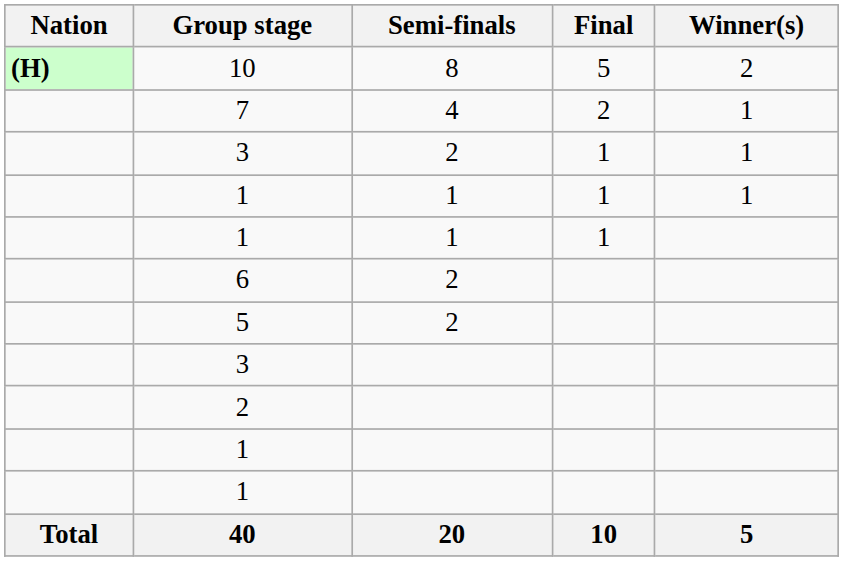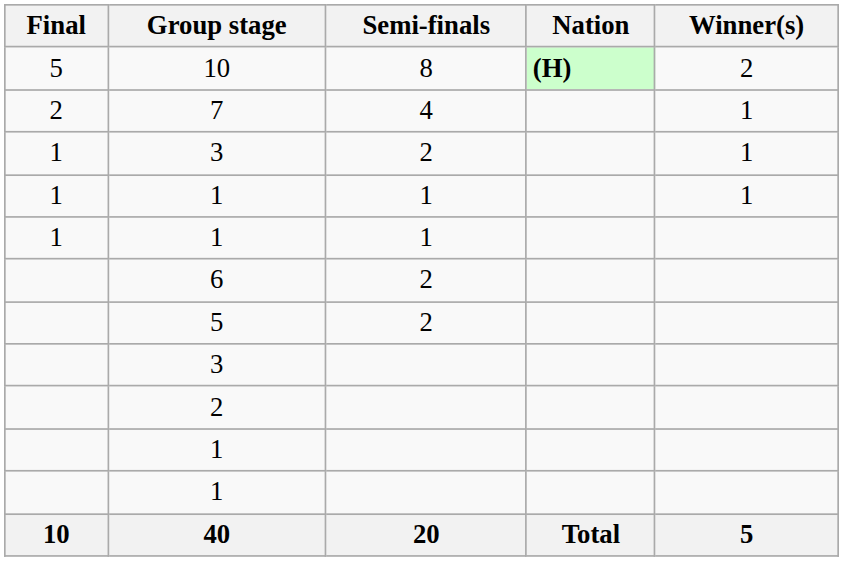columns swapped: (69, 25) <-> (604, 25)
